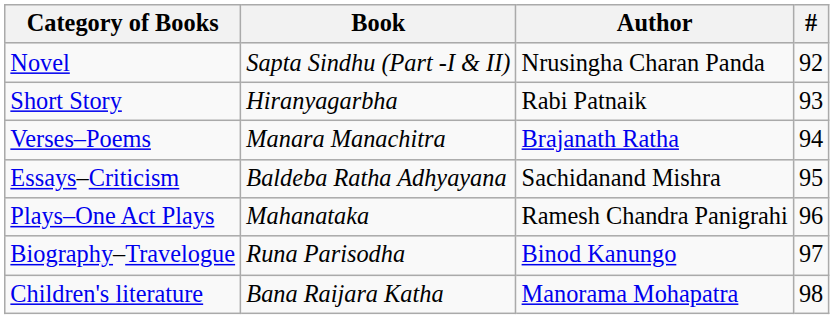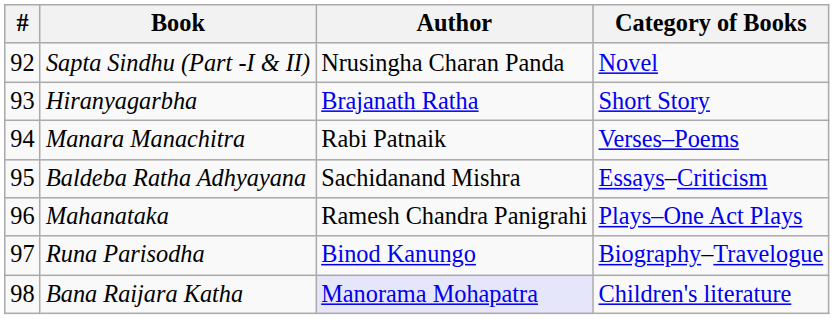columns swapped: (811, 23) <-> (123, 23)
(584, 100) Rabi Patnaik -> (400, 100) Brajanath Ratha
(600, 139) Brajanath Ratha -> (384, 139) Rabi Patnaik
(630, 293) no background -> (430, 293) lavender background
